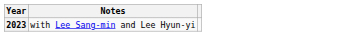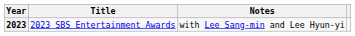+ column: (103, 11)
